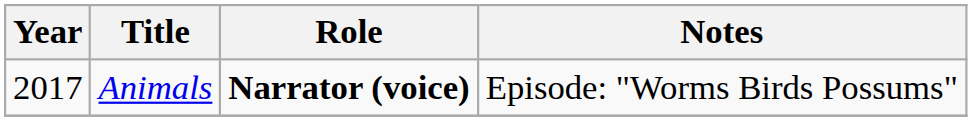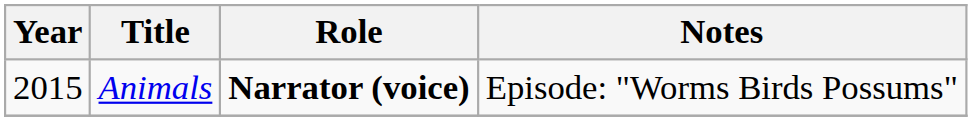(48, 87) 2017 -> (48, 87) 2015
